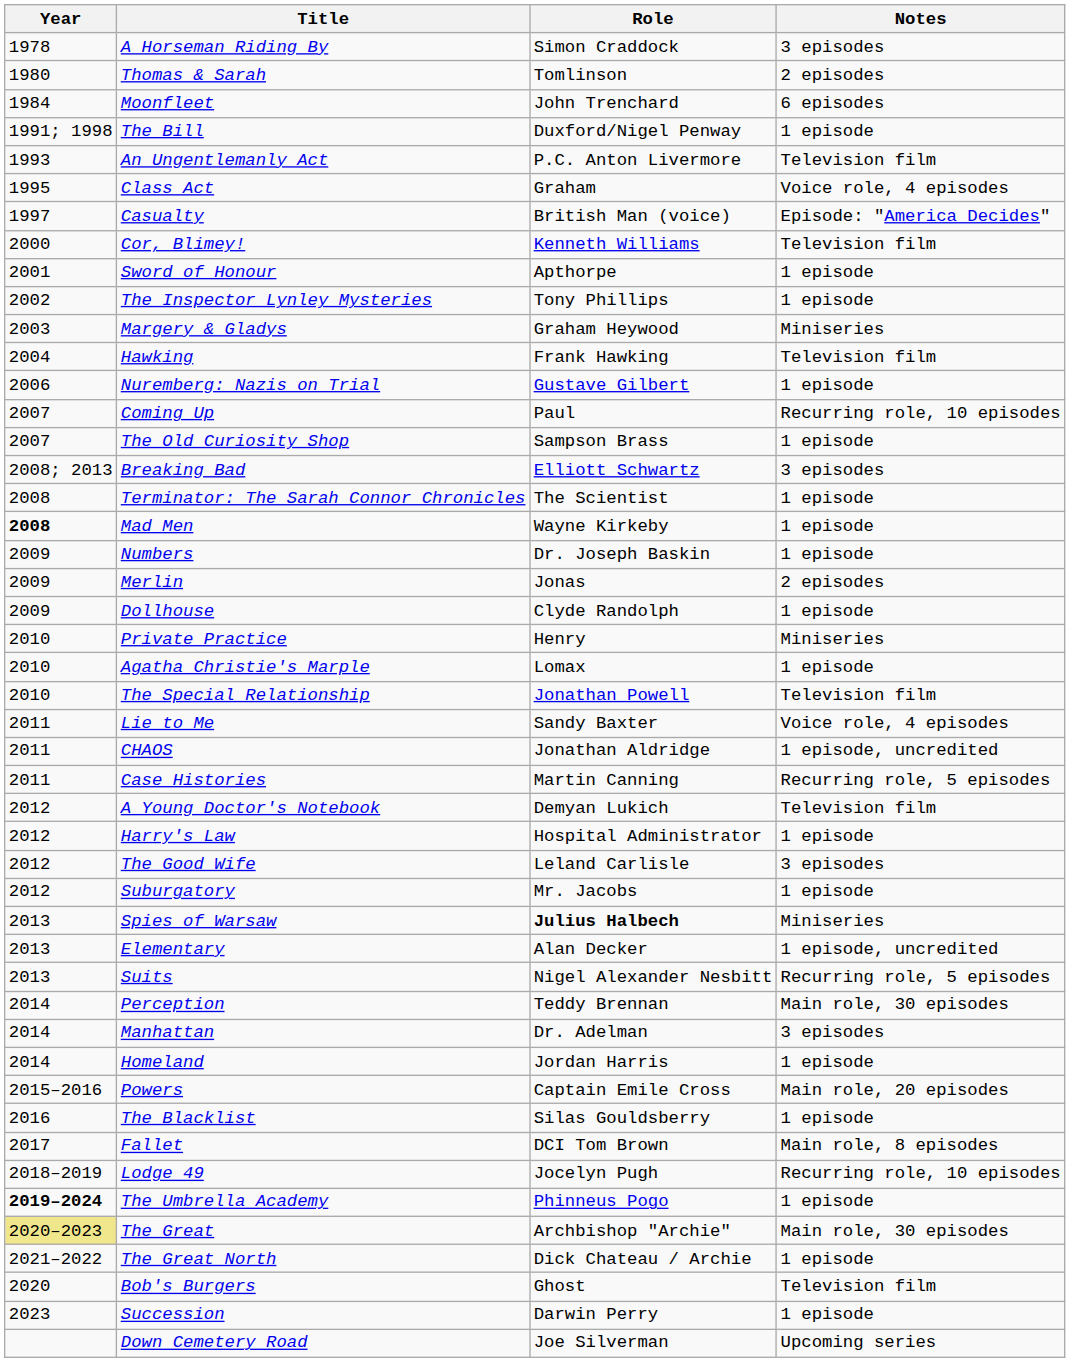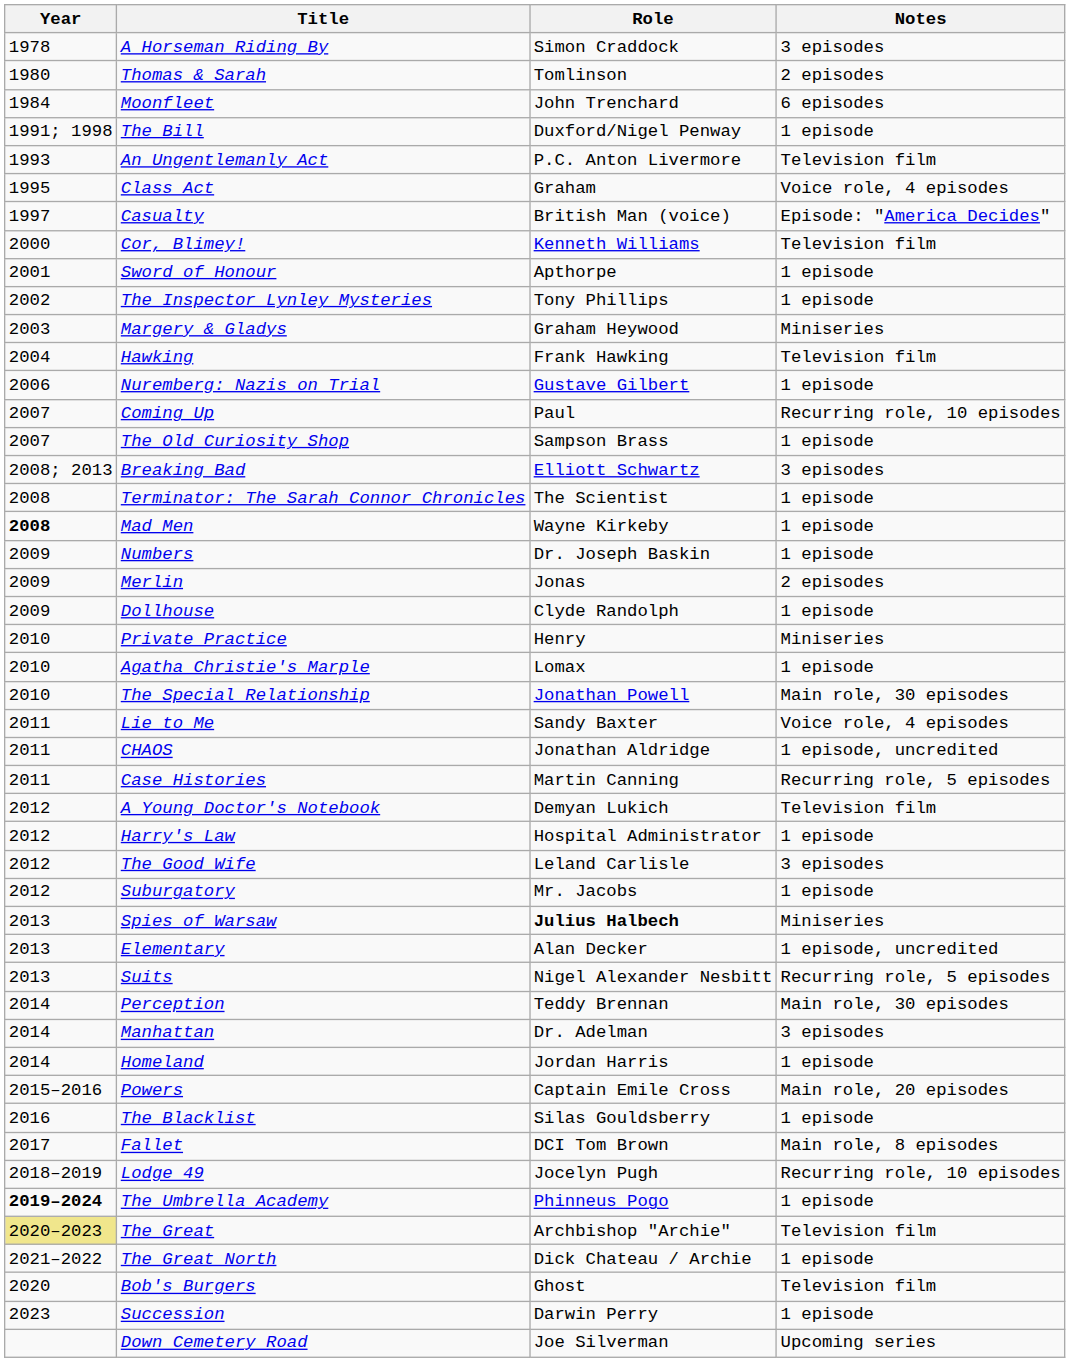(858, 695) Television film -> (895, 695) Main role, 30 episodes
(895, 1230) Main role, 30 episodes -> (858, 1230) Television film
